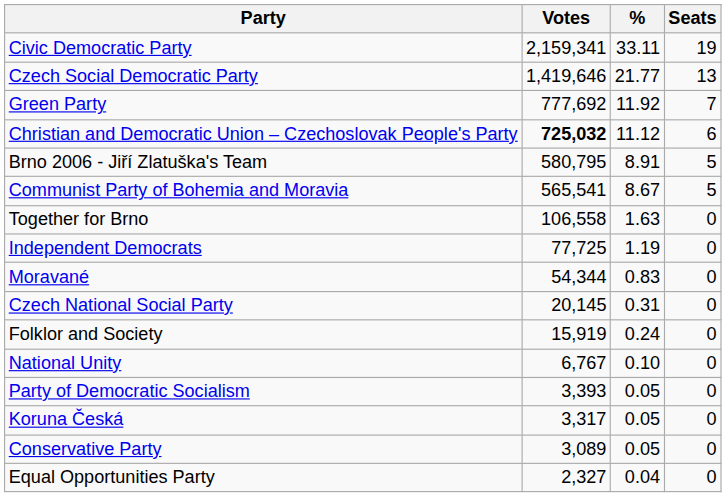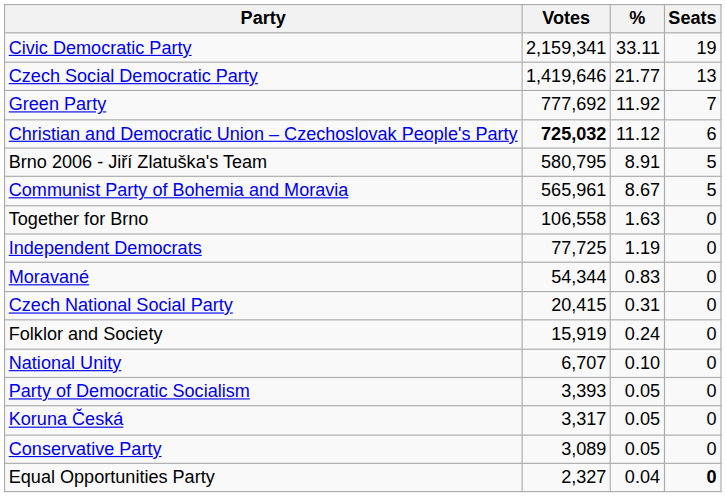(574, 190) 565,541 -> (574, 190) 565,961
(579, 305) 20,145 -> (579, 305) 20,415
(584, 362) 6,767 -> (584, 362) 6,707
(712, 477) normal -> (712, 477) bold
